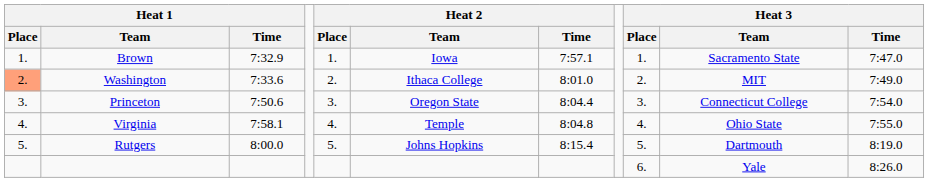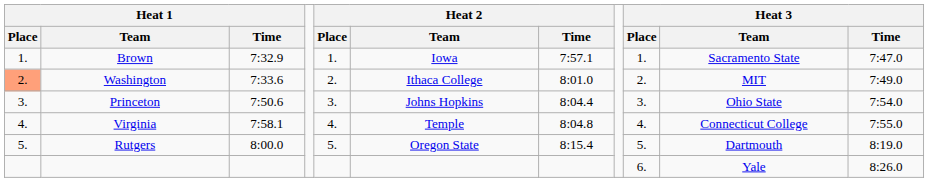(444, 102) Oregon State -> (444, 102) Johns Hopkins
(754, 102) Connecticut College -> (754, 102) Ohio State
(754, 123) Ohio State -> (754, 123) Connecticut College
(444, 145) Johns Hopkins -> (444, 145) Oregon State
